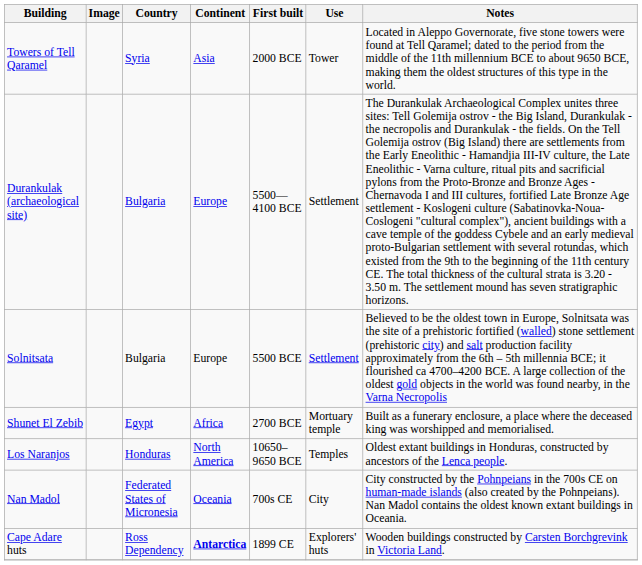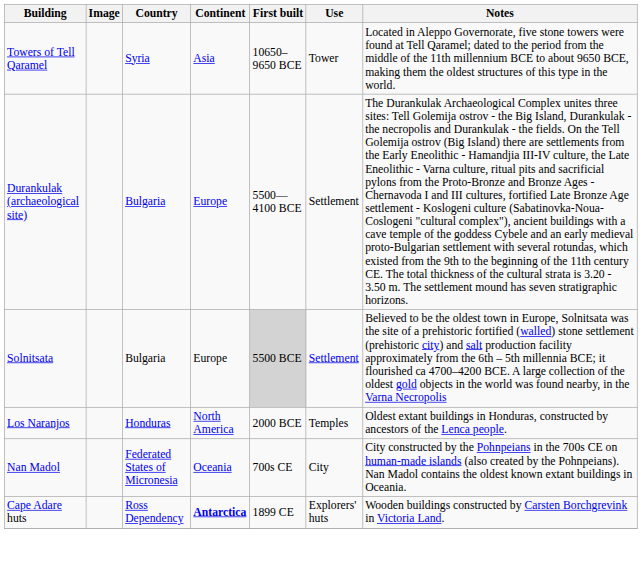(277, 58) 2000 BCE -> (277, 58) 10650–9650 BCE
(277, 358) no background -> (277, 358) lightgrey background
- row: (45, 422)
(277, 454) 10650–9650 BCE -> (277, 422) 2000 BCE
